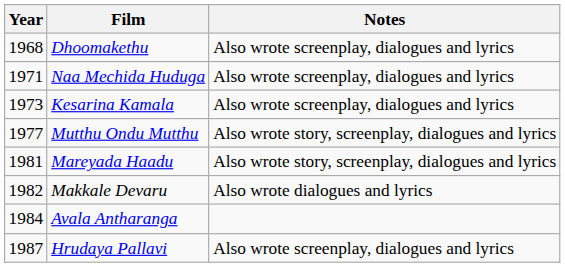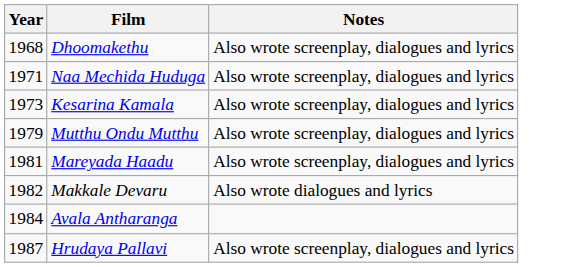(26, 133) 1977 -> (26, 133) 1979
(385, 133) Also wrote story, screenplay, dialogues and lyrics -> (364, 133) Also wrote screenplay, dialogues and lyrics
(385, 161) Also wrote story, screenplay, dialogues and lyrics -> (364, 161) Also wrote screenplay, dialogues and lyrics
